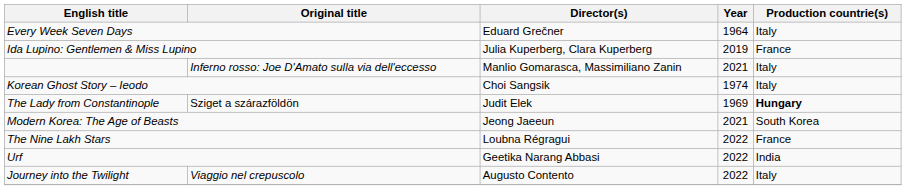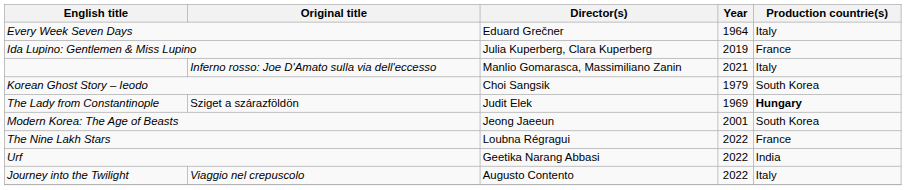(735, 85) 1974 -> (735, 85) 1979
(766, 85) Italy -> (787, 85) South Korea
(735, 121) 2021 -> (735, 121) 2001
